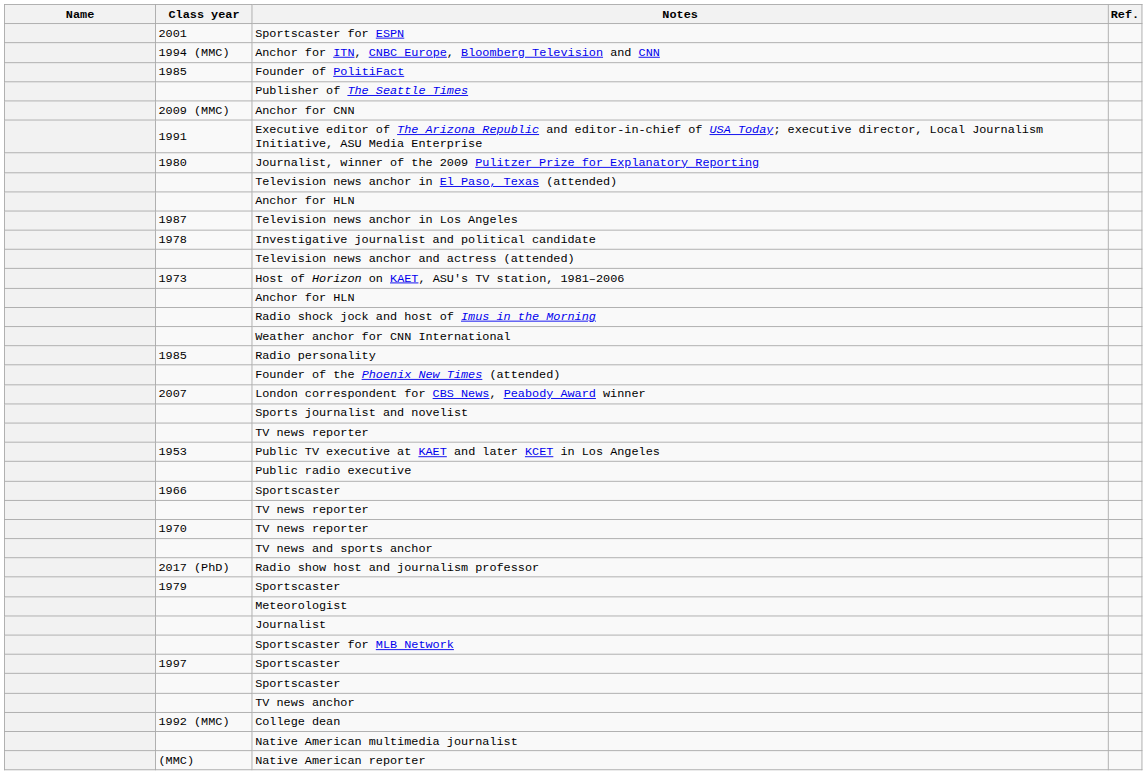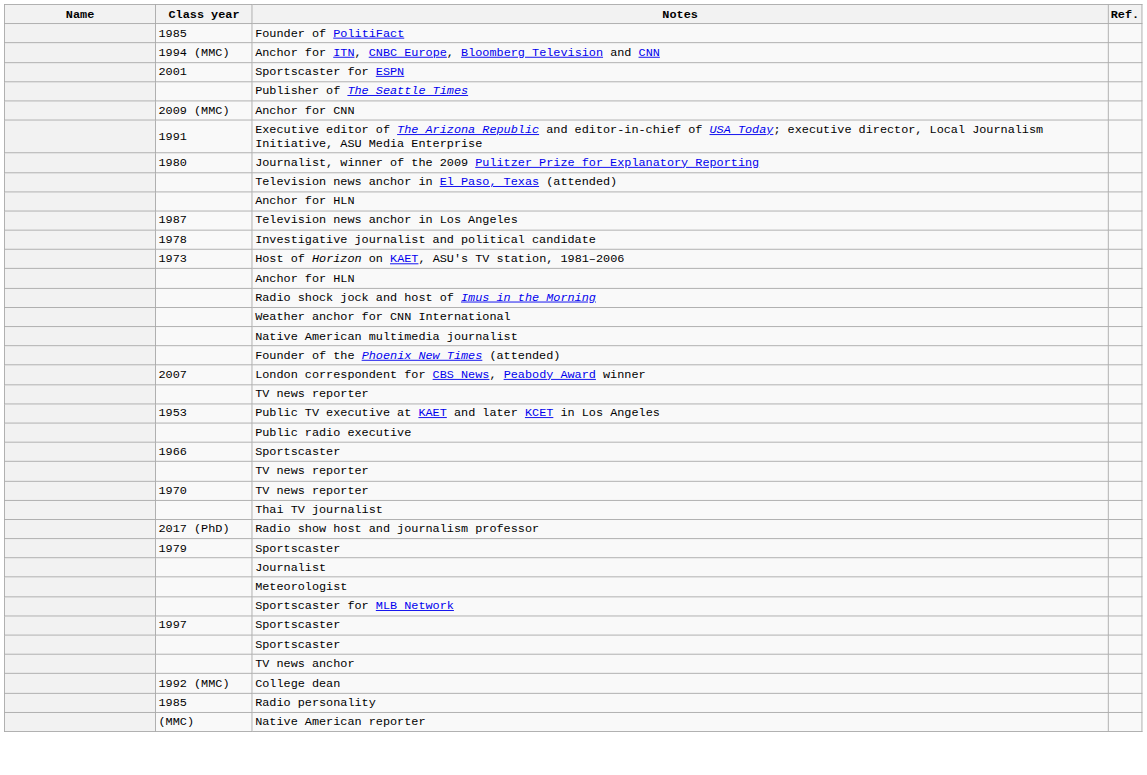rows swapped: (173, 72) <-> (173, 33)
- row: (204, 259)
rows swapped: (173, 356) <-> (204, 741)
- row: (204, 413)
- row: (204, 548)
+ row: (204, 510)
rows swapped: (204, 606) <-> (204, 625)
